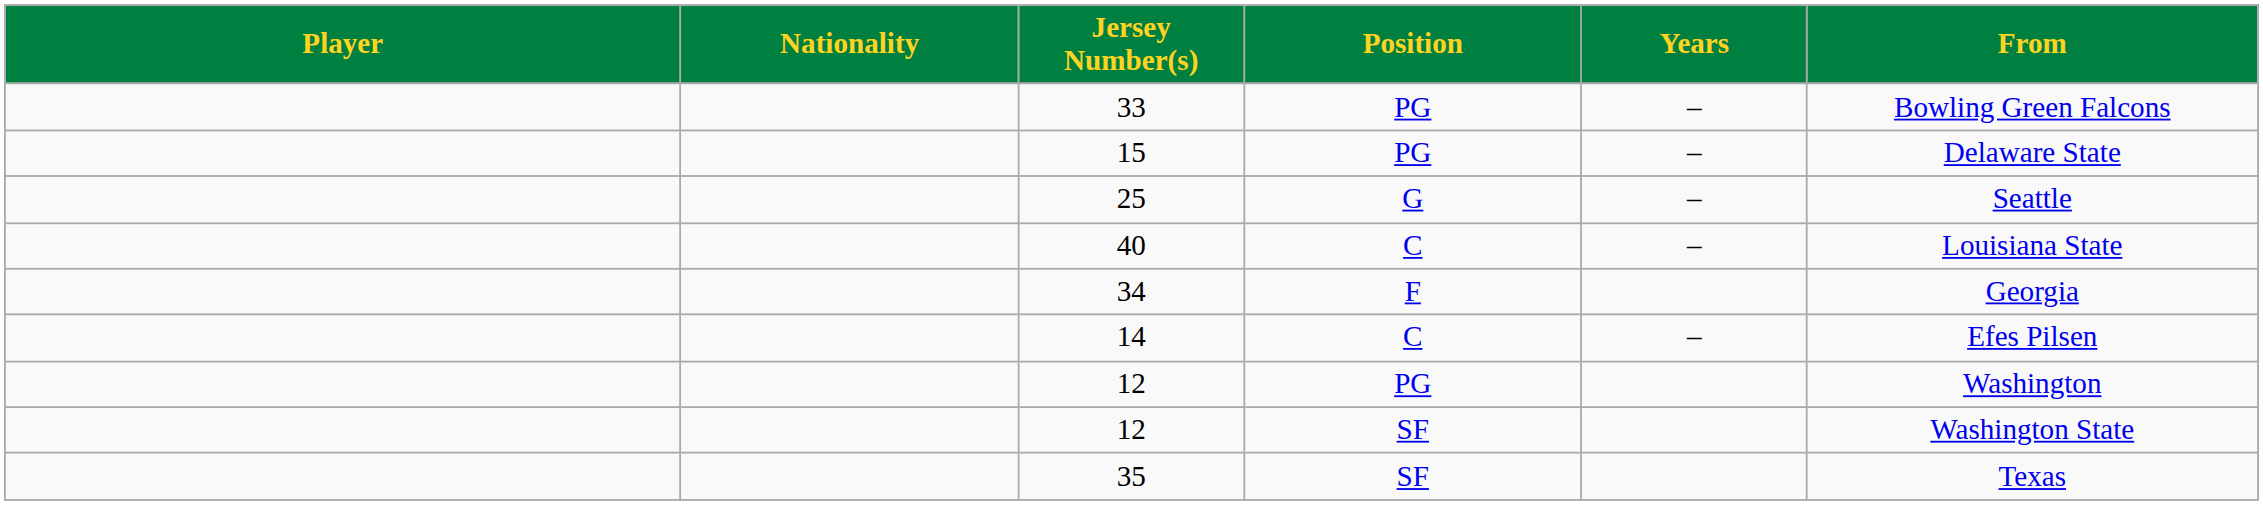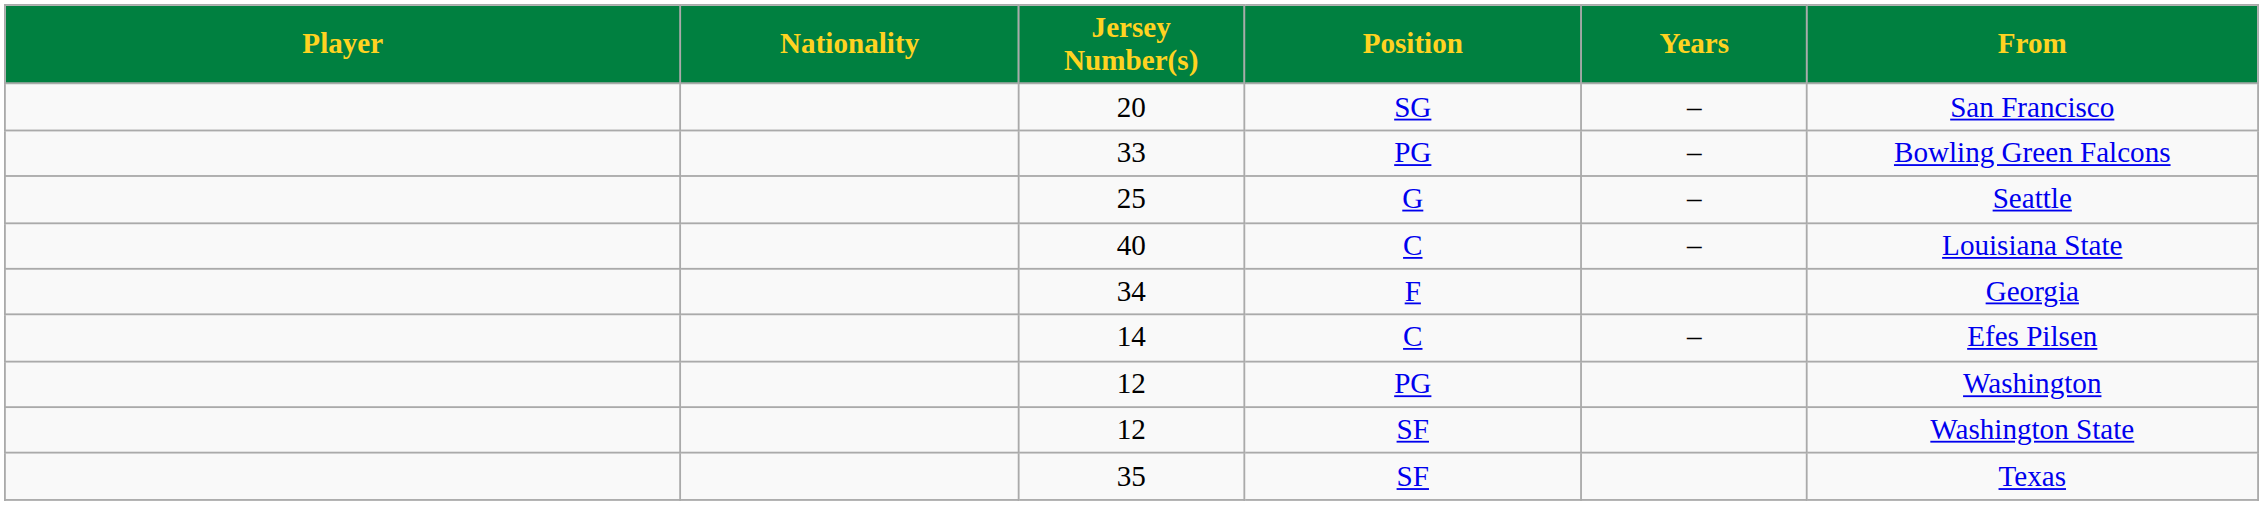+ row: (1131, 106)
- row: (1131, 152)
